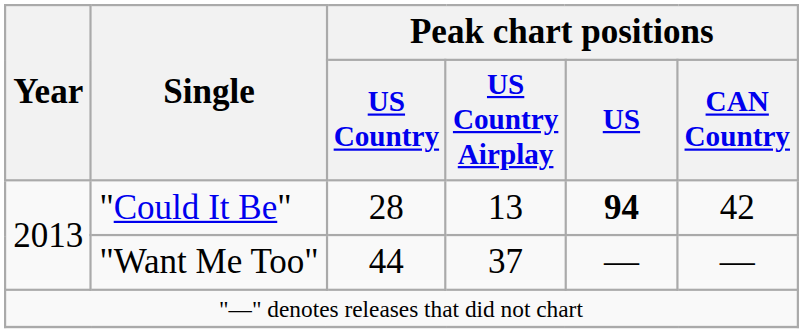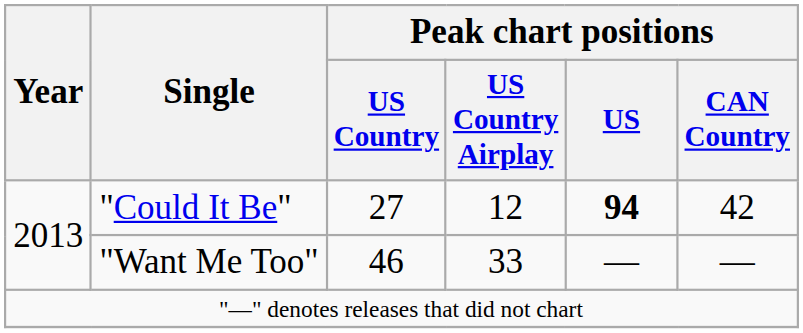(386, 206) 28 -> (386, 206) 27
(506, 206) 13 -> (506, 206) 12
(386, 262) 44 -> (386, 262) 46
(506, 262) 37 -> (506, 262) 33
